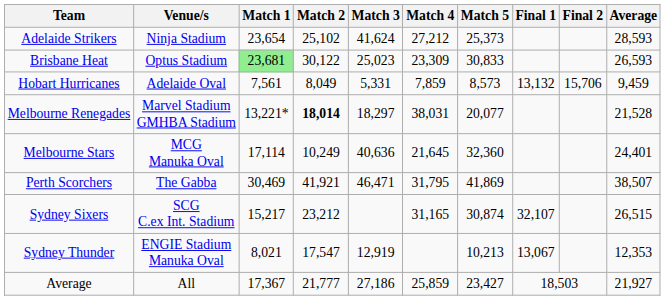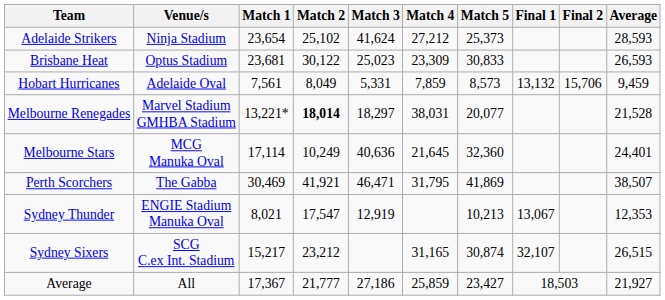(266, 61) lightgreen background -> (266, 61) no background
rows swapped: (69, 214) <-> (69, 253)
